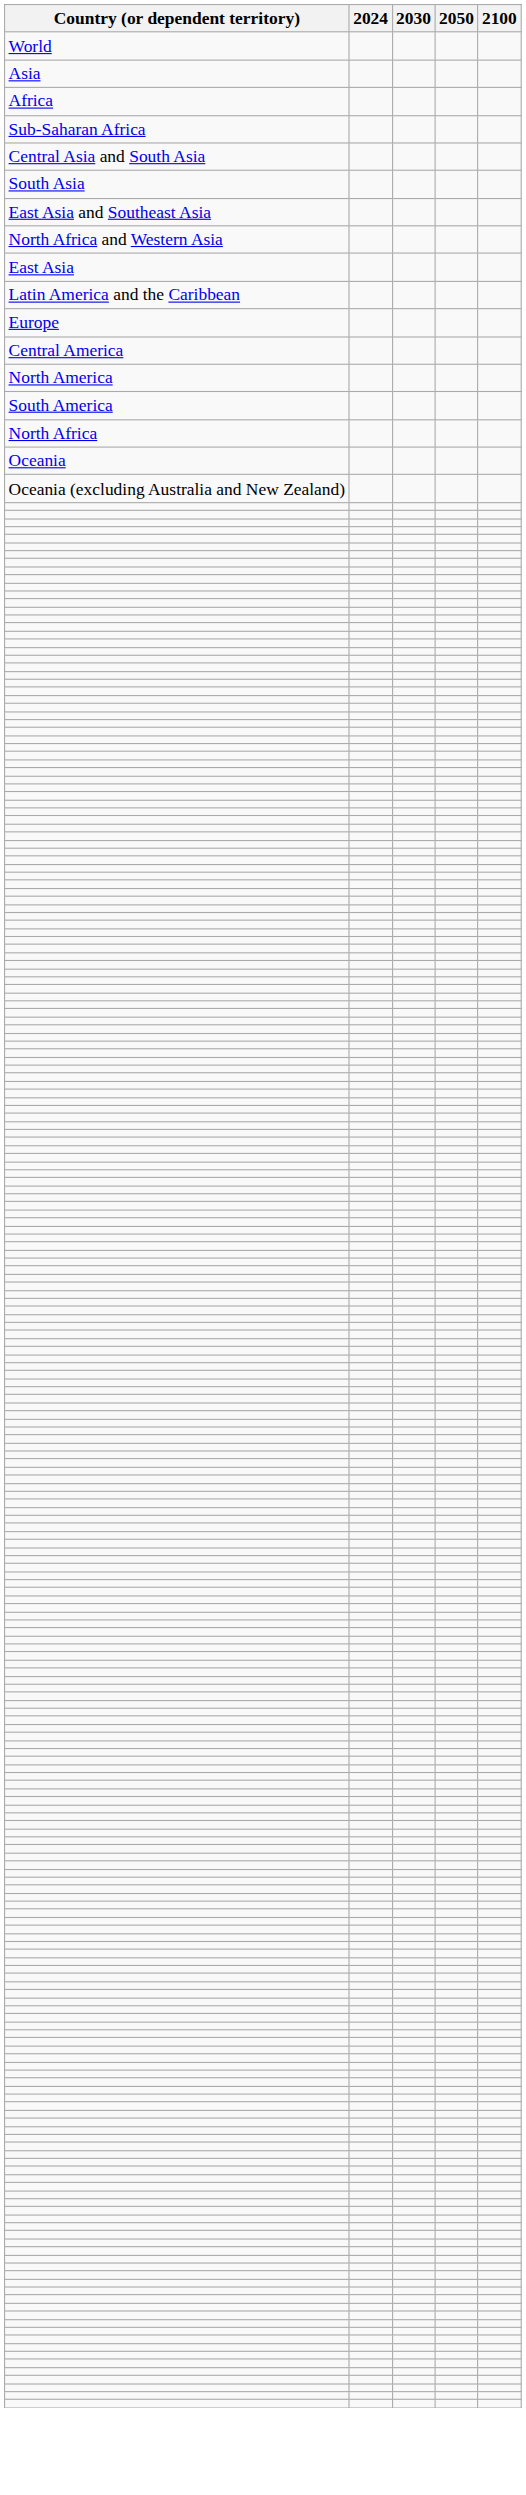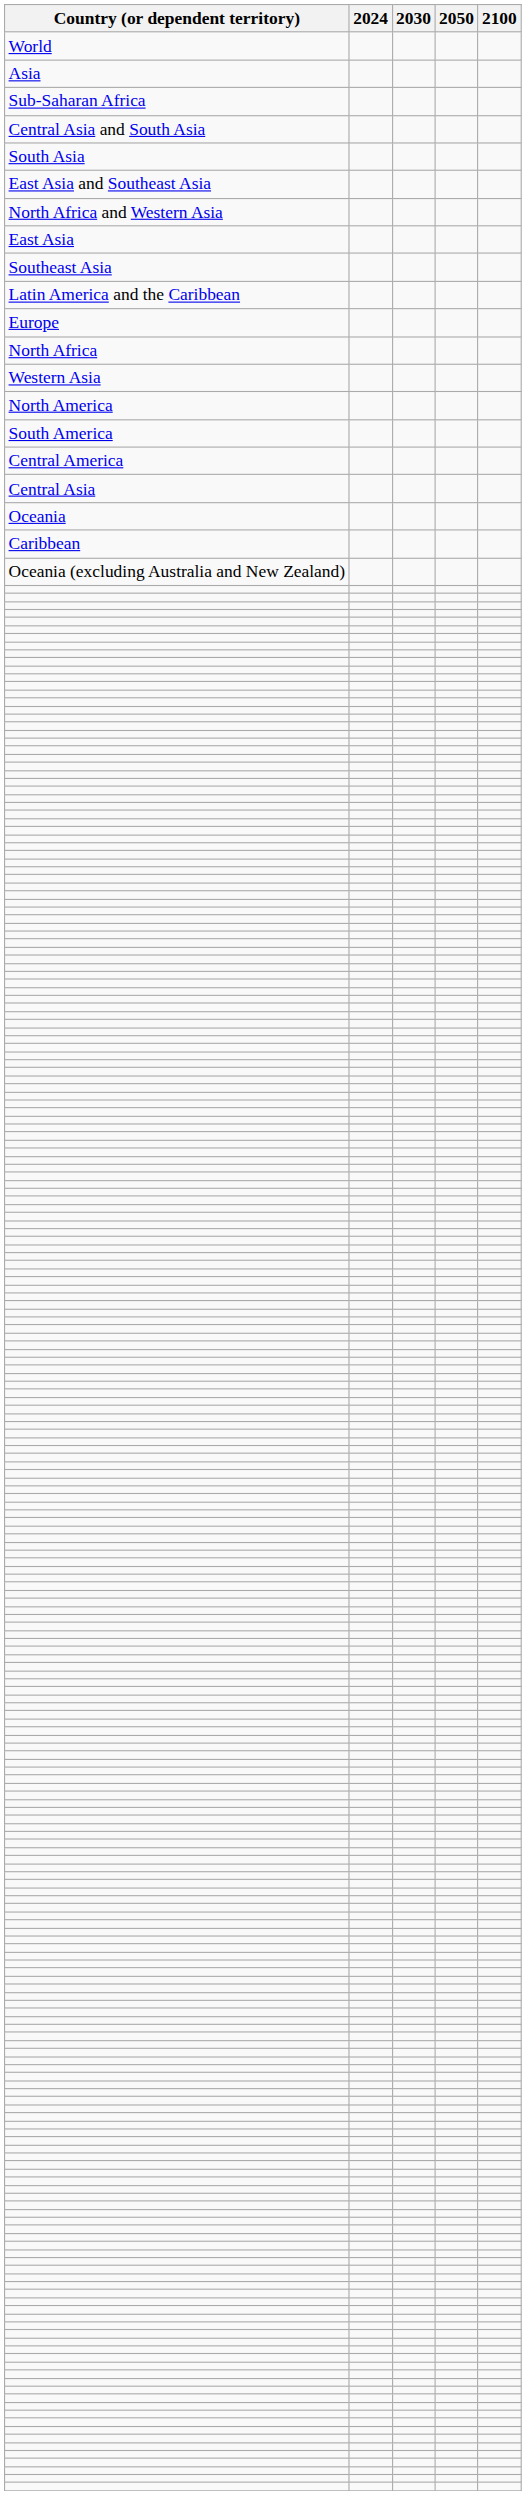- row: (31, 101)
+ row: (60, 267)
rows swapped: (53, 433) <-> (66, 350)
+ row: (55, 377)
+ row: (52, 488)
+ row: (44, 543)
